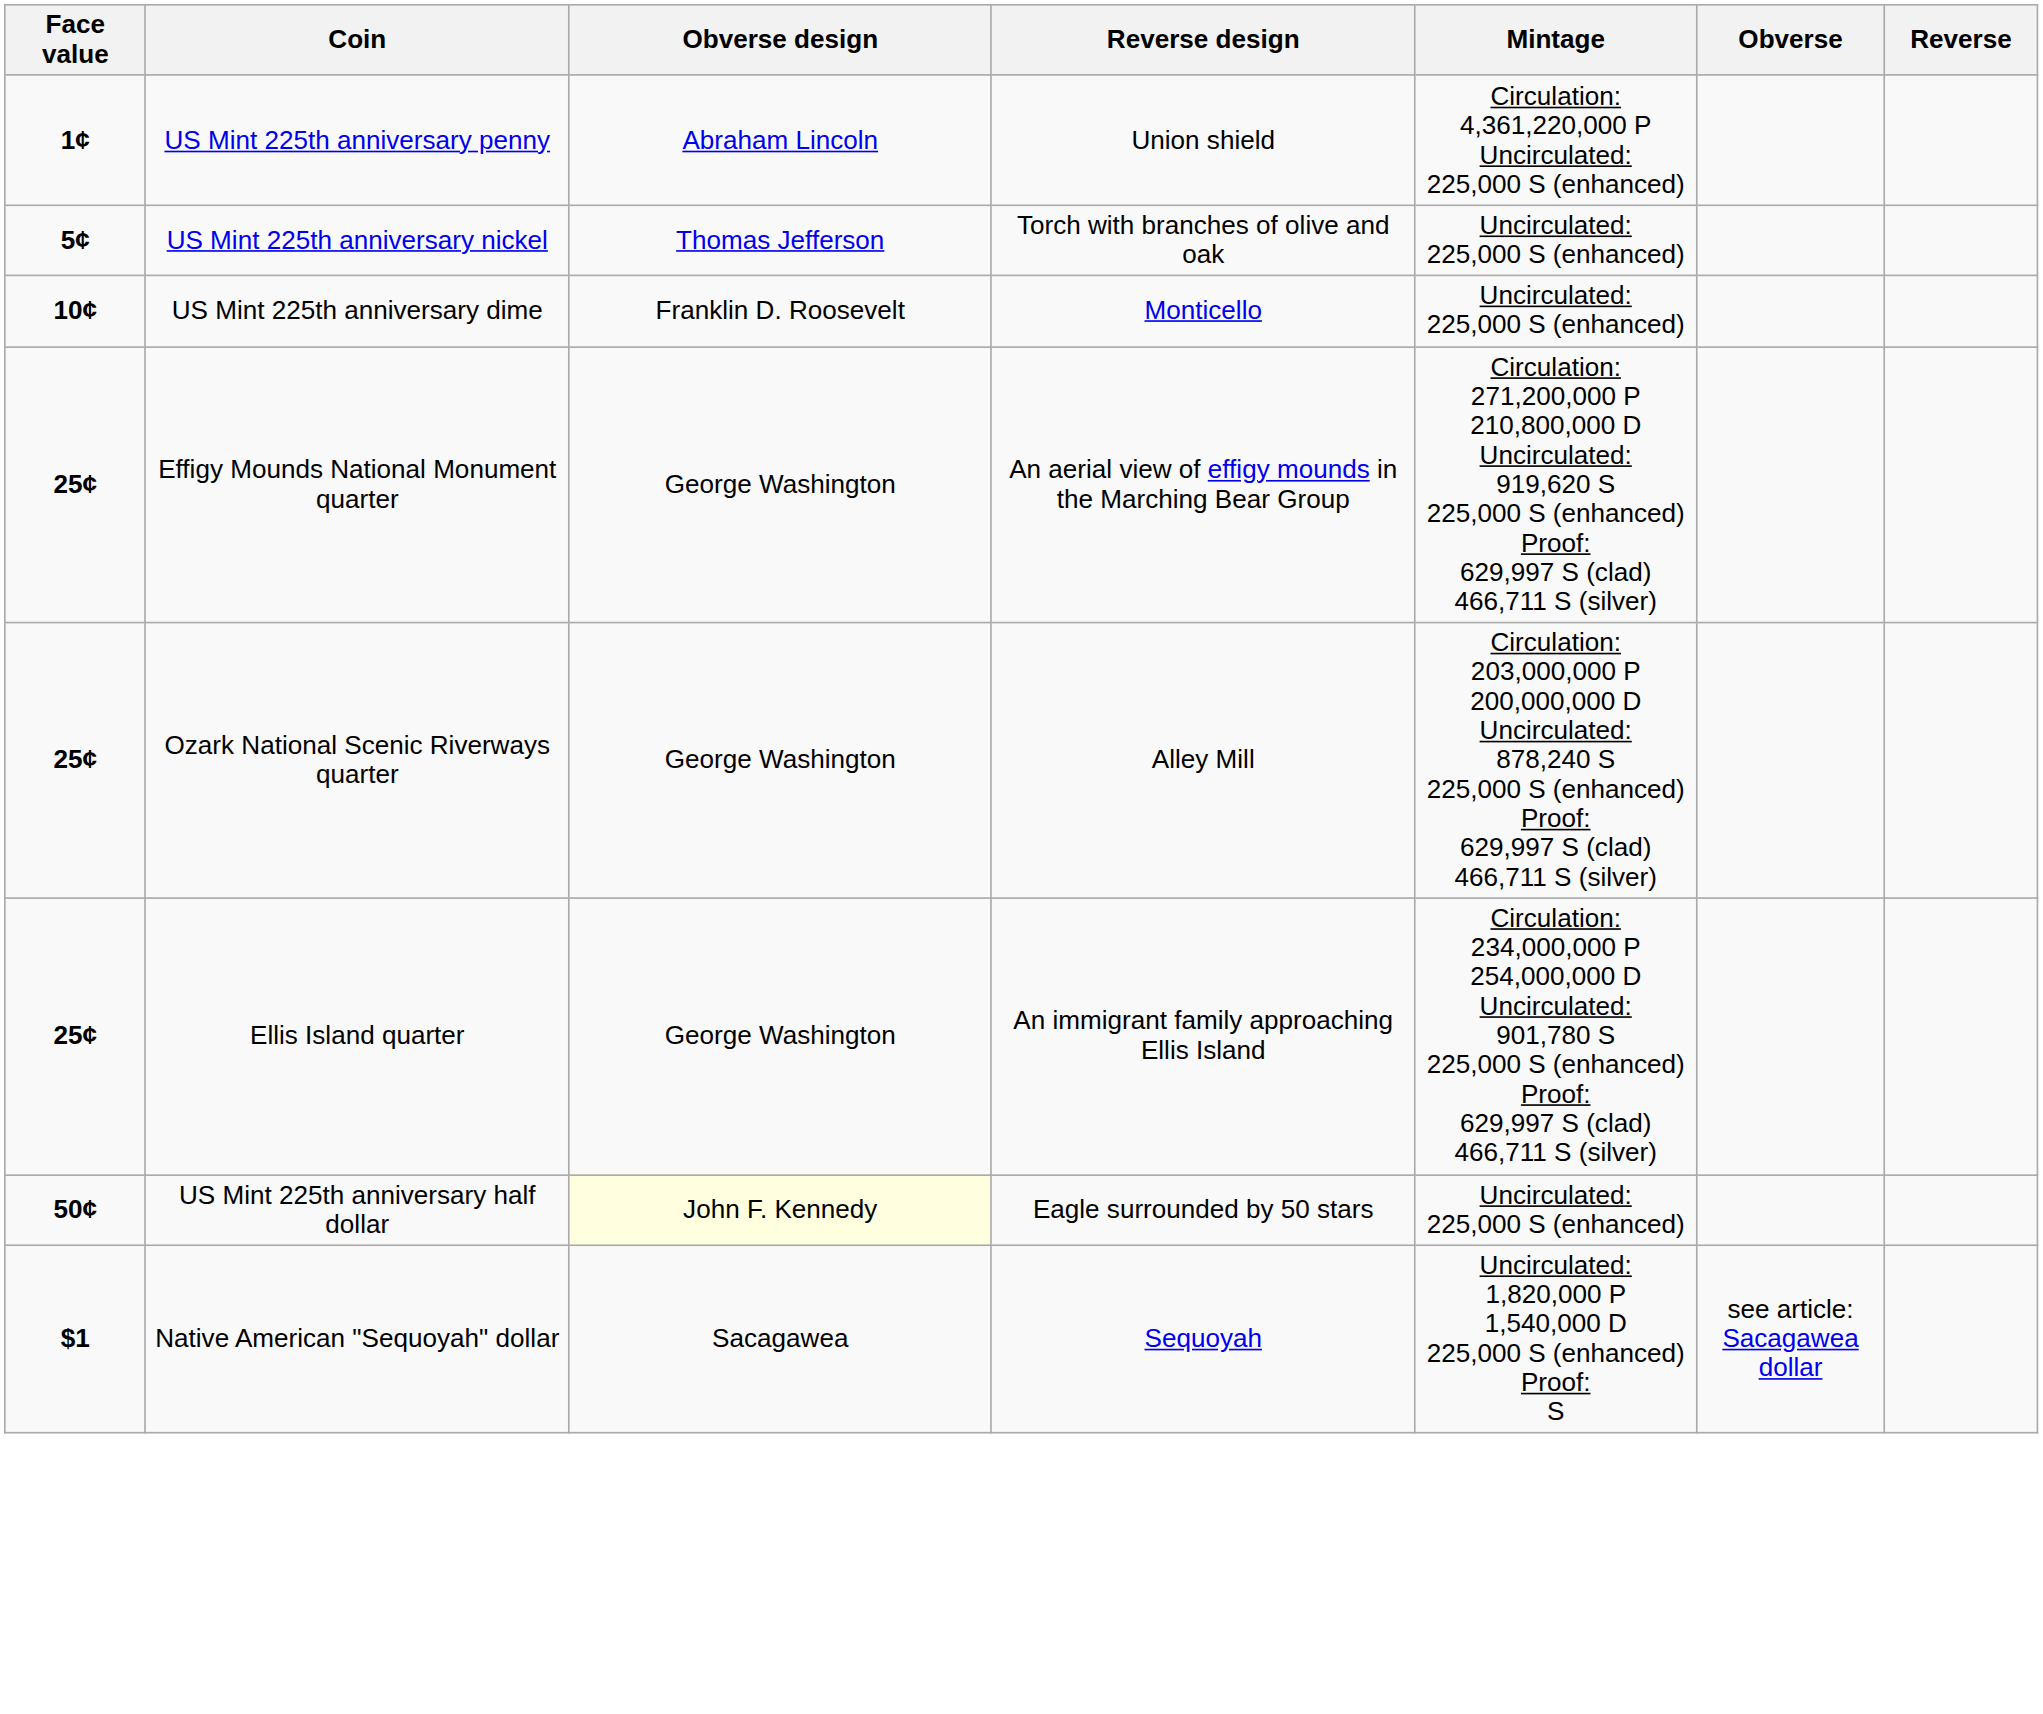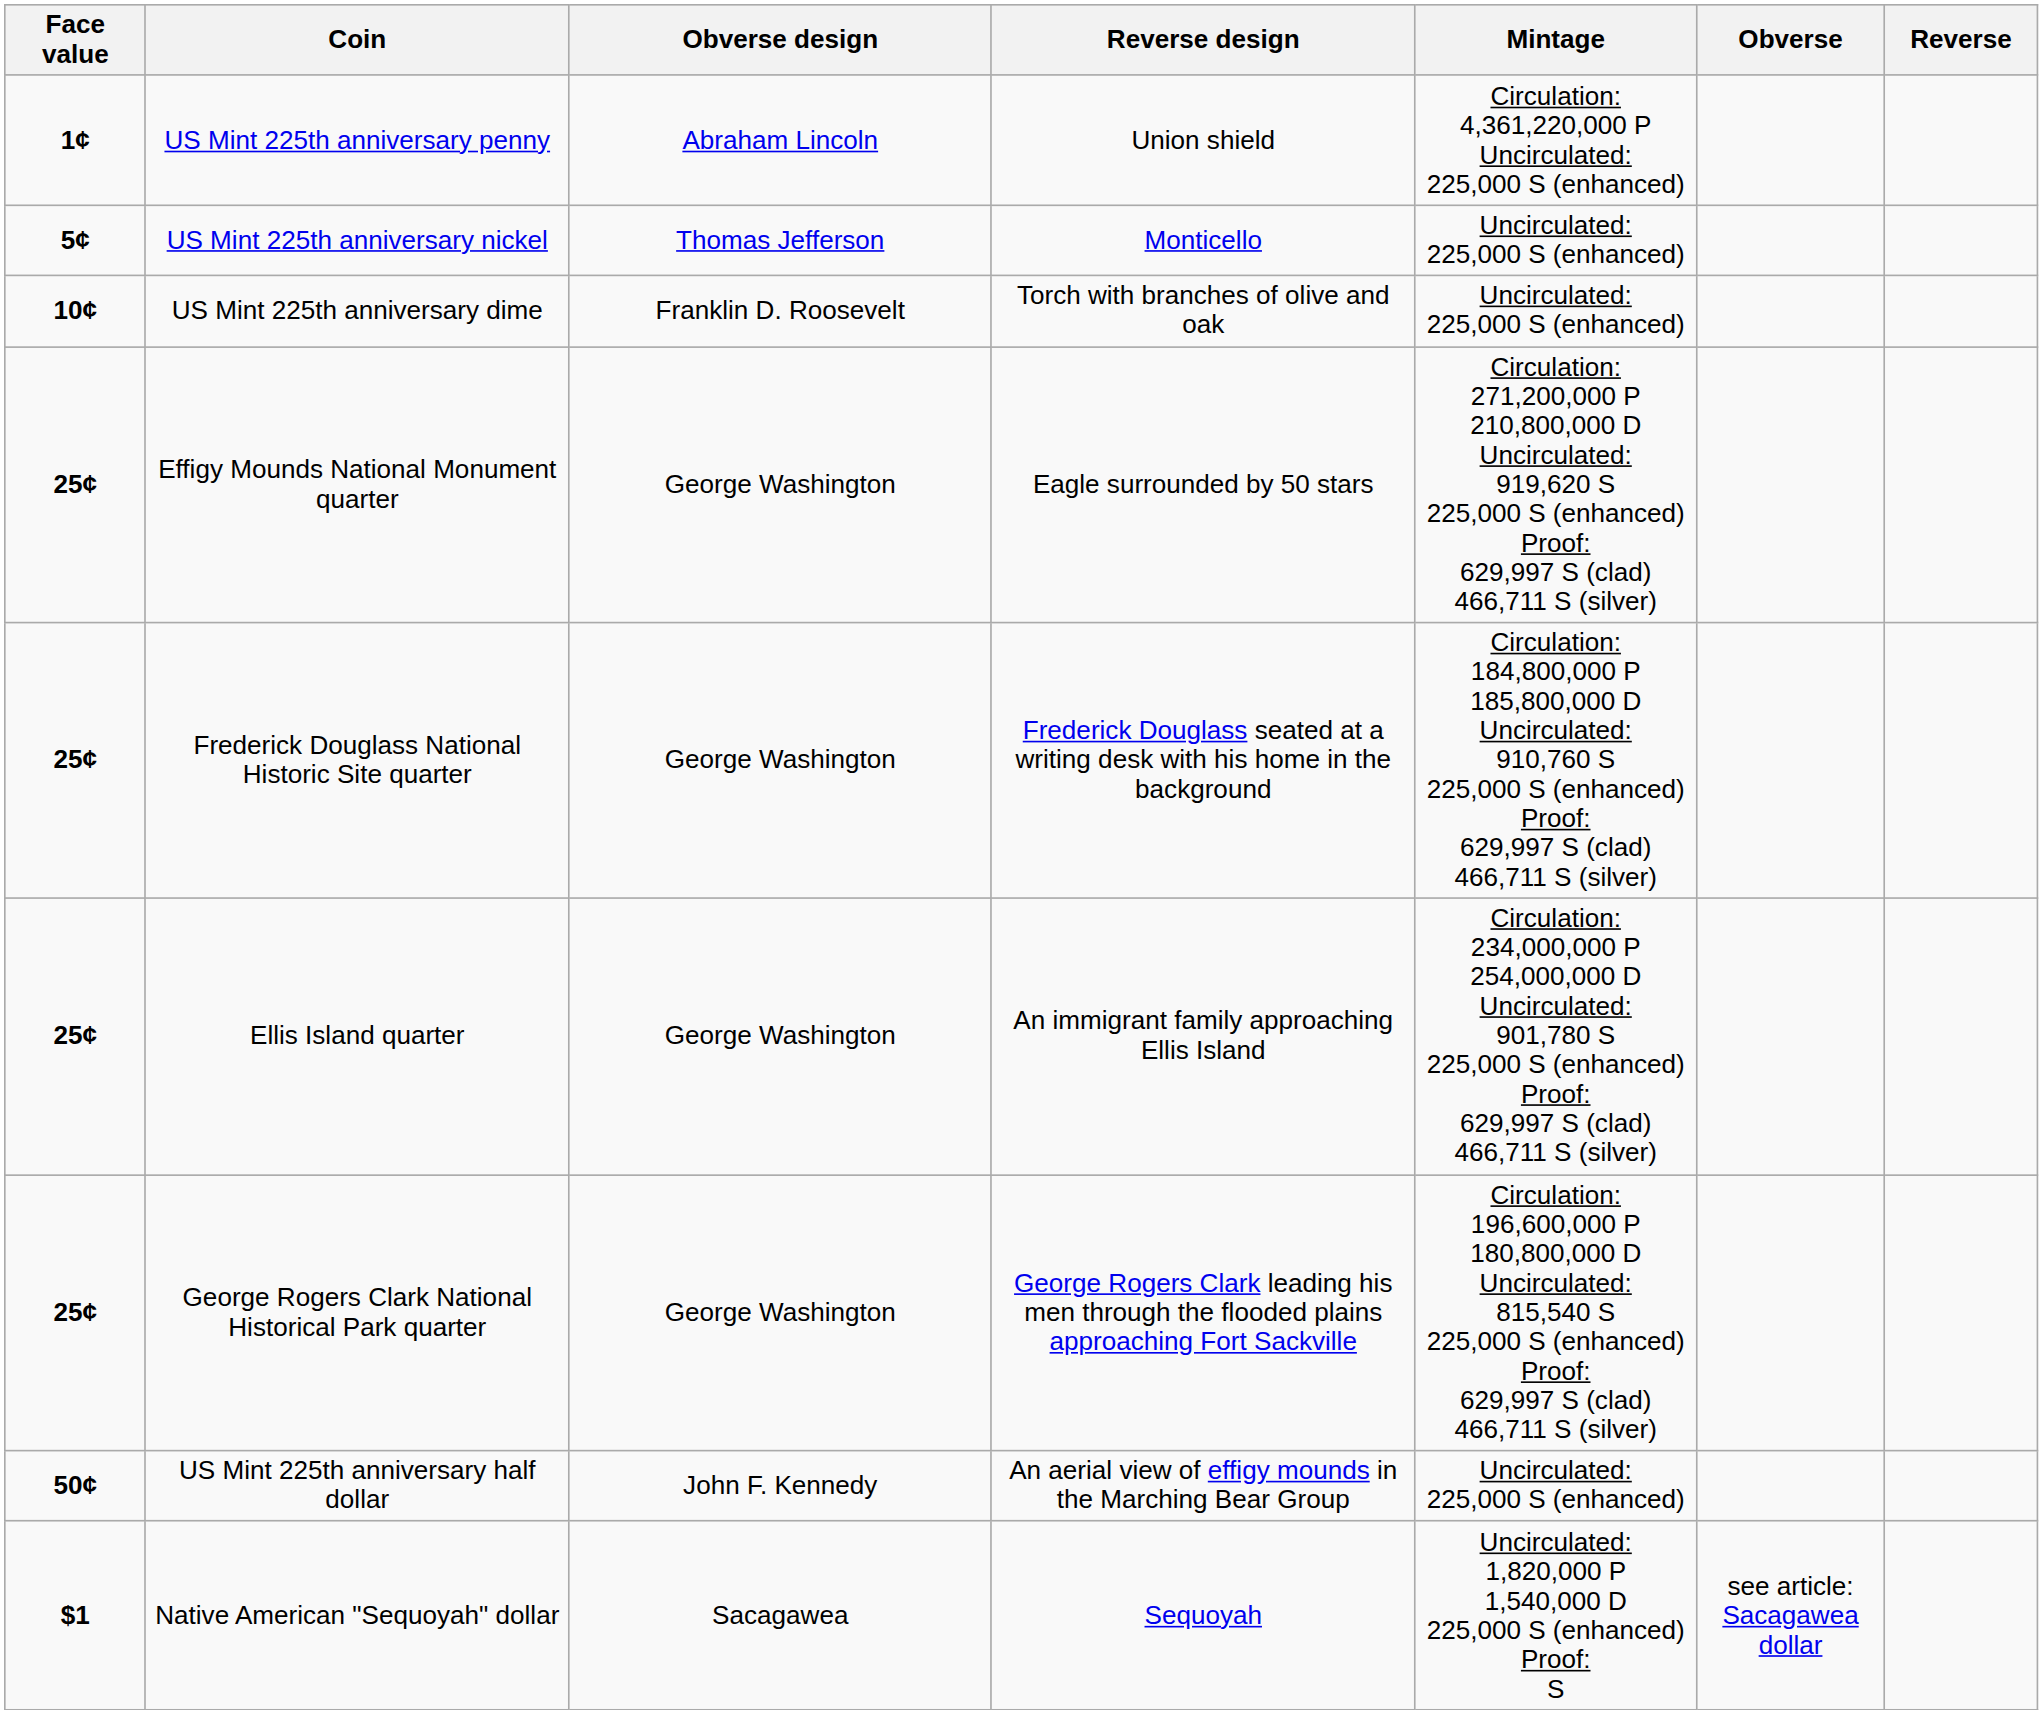(1203, 239) Torch with branches of olive and oak -> (1203, 239) Monticello
(1203, 310) Monticello -> (1203, 310) Torch with branches of olive and oak
(1203, 484) An aerial view of effigy mounds in the Marching Bear Group -> (1203, 484) Eagle surrounded by 50 stars
+ row: (357, 760)
- row: (357, 760)
+ row: (357, 1312)
(780, 1209) lightyellow background -> (780, 1485) no background
(1203, 1209) Eagle surrounded by 50 stars -> (1203, 1485) An aerial view of effigy mounds in the Marching Bear Group
